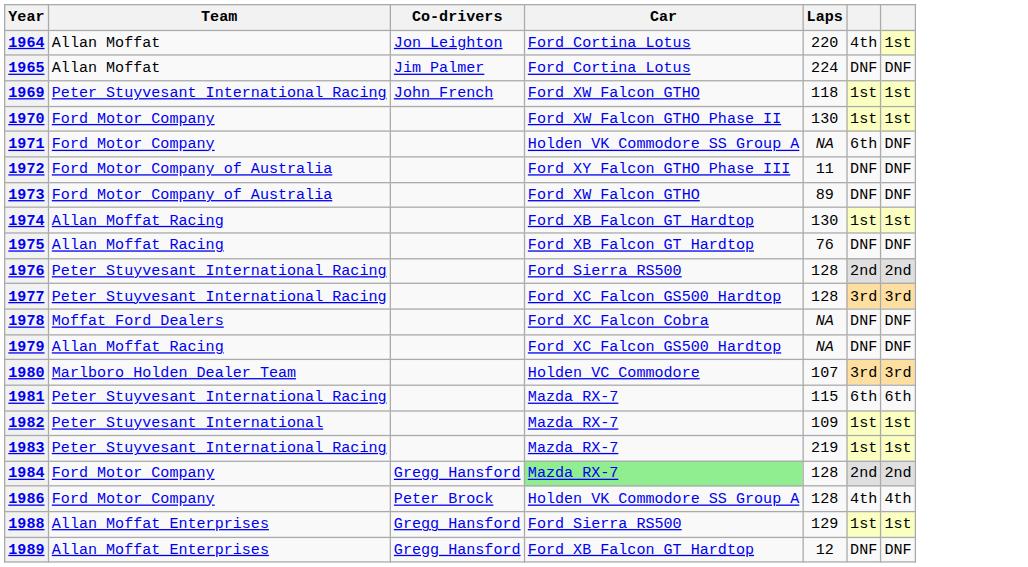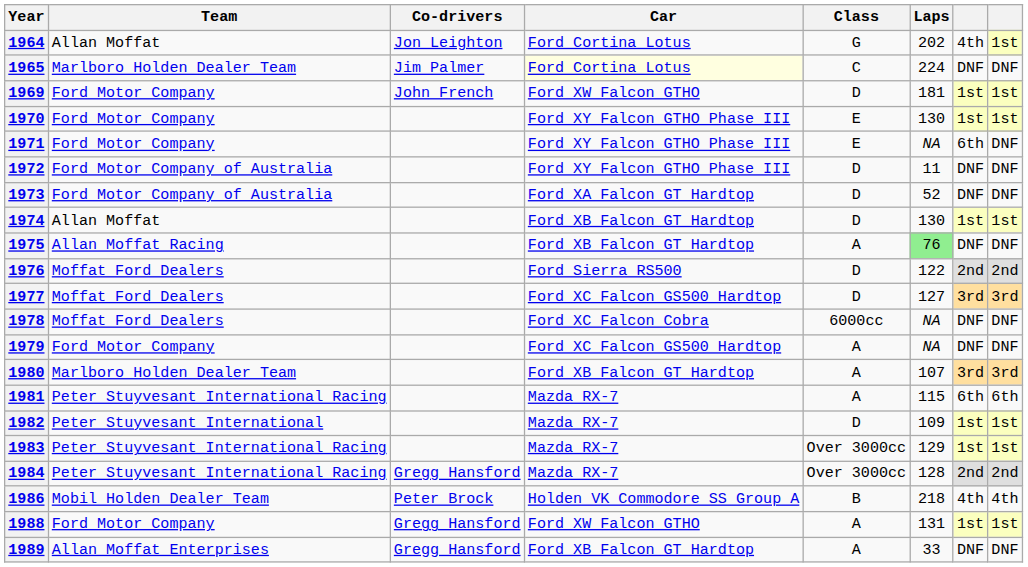+ column: (856, 17)
(825, 42) 220 -> (931, 42) 202
(106, 68) Allan Moffat -> (174, 68) Marlboro Holden Dealer Team
(609, 68) no background -> (609, 68) lightyellow background
(219, 93) Peter Stuyvesant International Racing -> (133, 93) Ford Motor Company
(825, 93) 118 -> (931, 93) 181
(655, 118) Ford XW Falcon GTHO Phase II -> (659, 118) Ford XY Falcon GTHO Phase III
(664, 144) Holden VK Commodore SS Group A -> (659, 144) Ford XY Falcon GTHO Phase III
(614, 195) Ford XW Falcon GTHO -> (641, 195) Ford XA Falcon GT Hardtop
(825, 195) 89 -> (932, 195) 52
(138, 220) Allan Moffat Racing -> (106, 220) Allan Moffat
(825, 245) no background -> (932, 245) lightgreen background
(219, 271) Peter Stuyvesant International Racing -> (138, 271) Moffat Ford Dealers
(825, 271) 128 -> (931, 271) 122
(219, 296) Peter Stuyvesant International Racing -> (138, 296) Moffat Ford Dealers
(825, 296) 128 -> (931, 296) 127
(138, 347) Allan Moffat Racing -> (133, 347) Ford Motor Company
(614, 372) Holden VC Commodore -> (641, 372) Ford XB Falcon GT Hardtop
(825, 448) 219 -> (931, 448) 129
(133, 473) Ford Motor Company -> (219, 473) Peter Stuyvesant International Racing
(573, 473) lightgreen background -> (573, 473) no background
(133, 499) Ford Motor Company -> (160, 499) Mobil Holden Dealer Team
(825, 499) 128 -> (931, 499) 218
(160, 524) Allan Moffat Enterprises -> (133, 524) Ford Motor Company
(605, 524) Ford Sierra RS500 -> (614, 524) Ford XW Falcon GTHO
(825, 524) 129 -> (931, 524) 131
(825, 549) 12 -> (932, 549) 33
